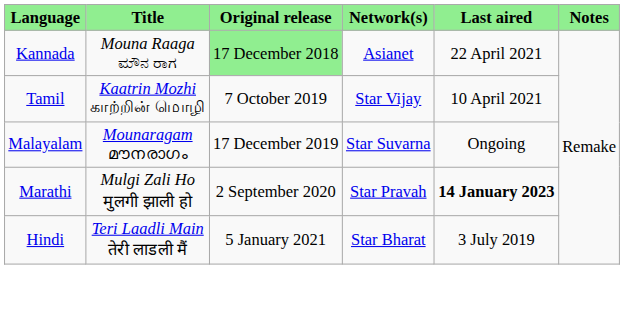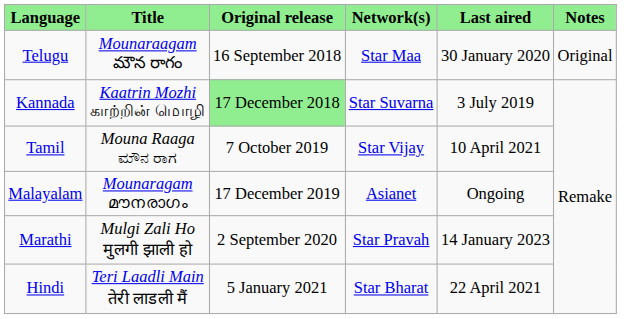+ row: (45, 55)
(148, 52) Mouna Raaga ಮೌನ ರಾಗ -> (148, 101) Kaatrin Mozhi காற்றின் மொழி
(388, 52) Asianet -> (391, 102) Star Suvarna
(496, 52) 22 April 2021 -> (495, 102) 3 July 2019
(148, 97) Kaatrin Mozhi காற்றின் மொழி -> (148, 148) Mouna Raaga ಮೌನ ರಾಗ
(388, 144) Star Suvarna -> (391, 193) Asianet
(496, 191) bold -> (495, 239) normal
(496, 239) 3 July 2019 -> (495, 288) 22 April 2021
